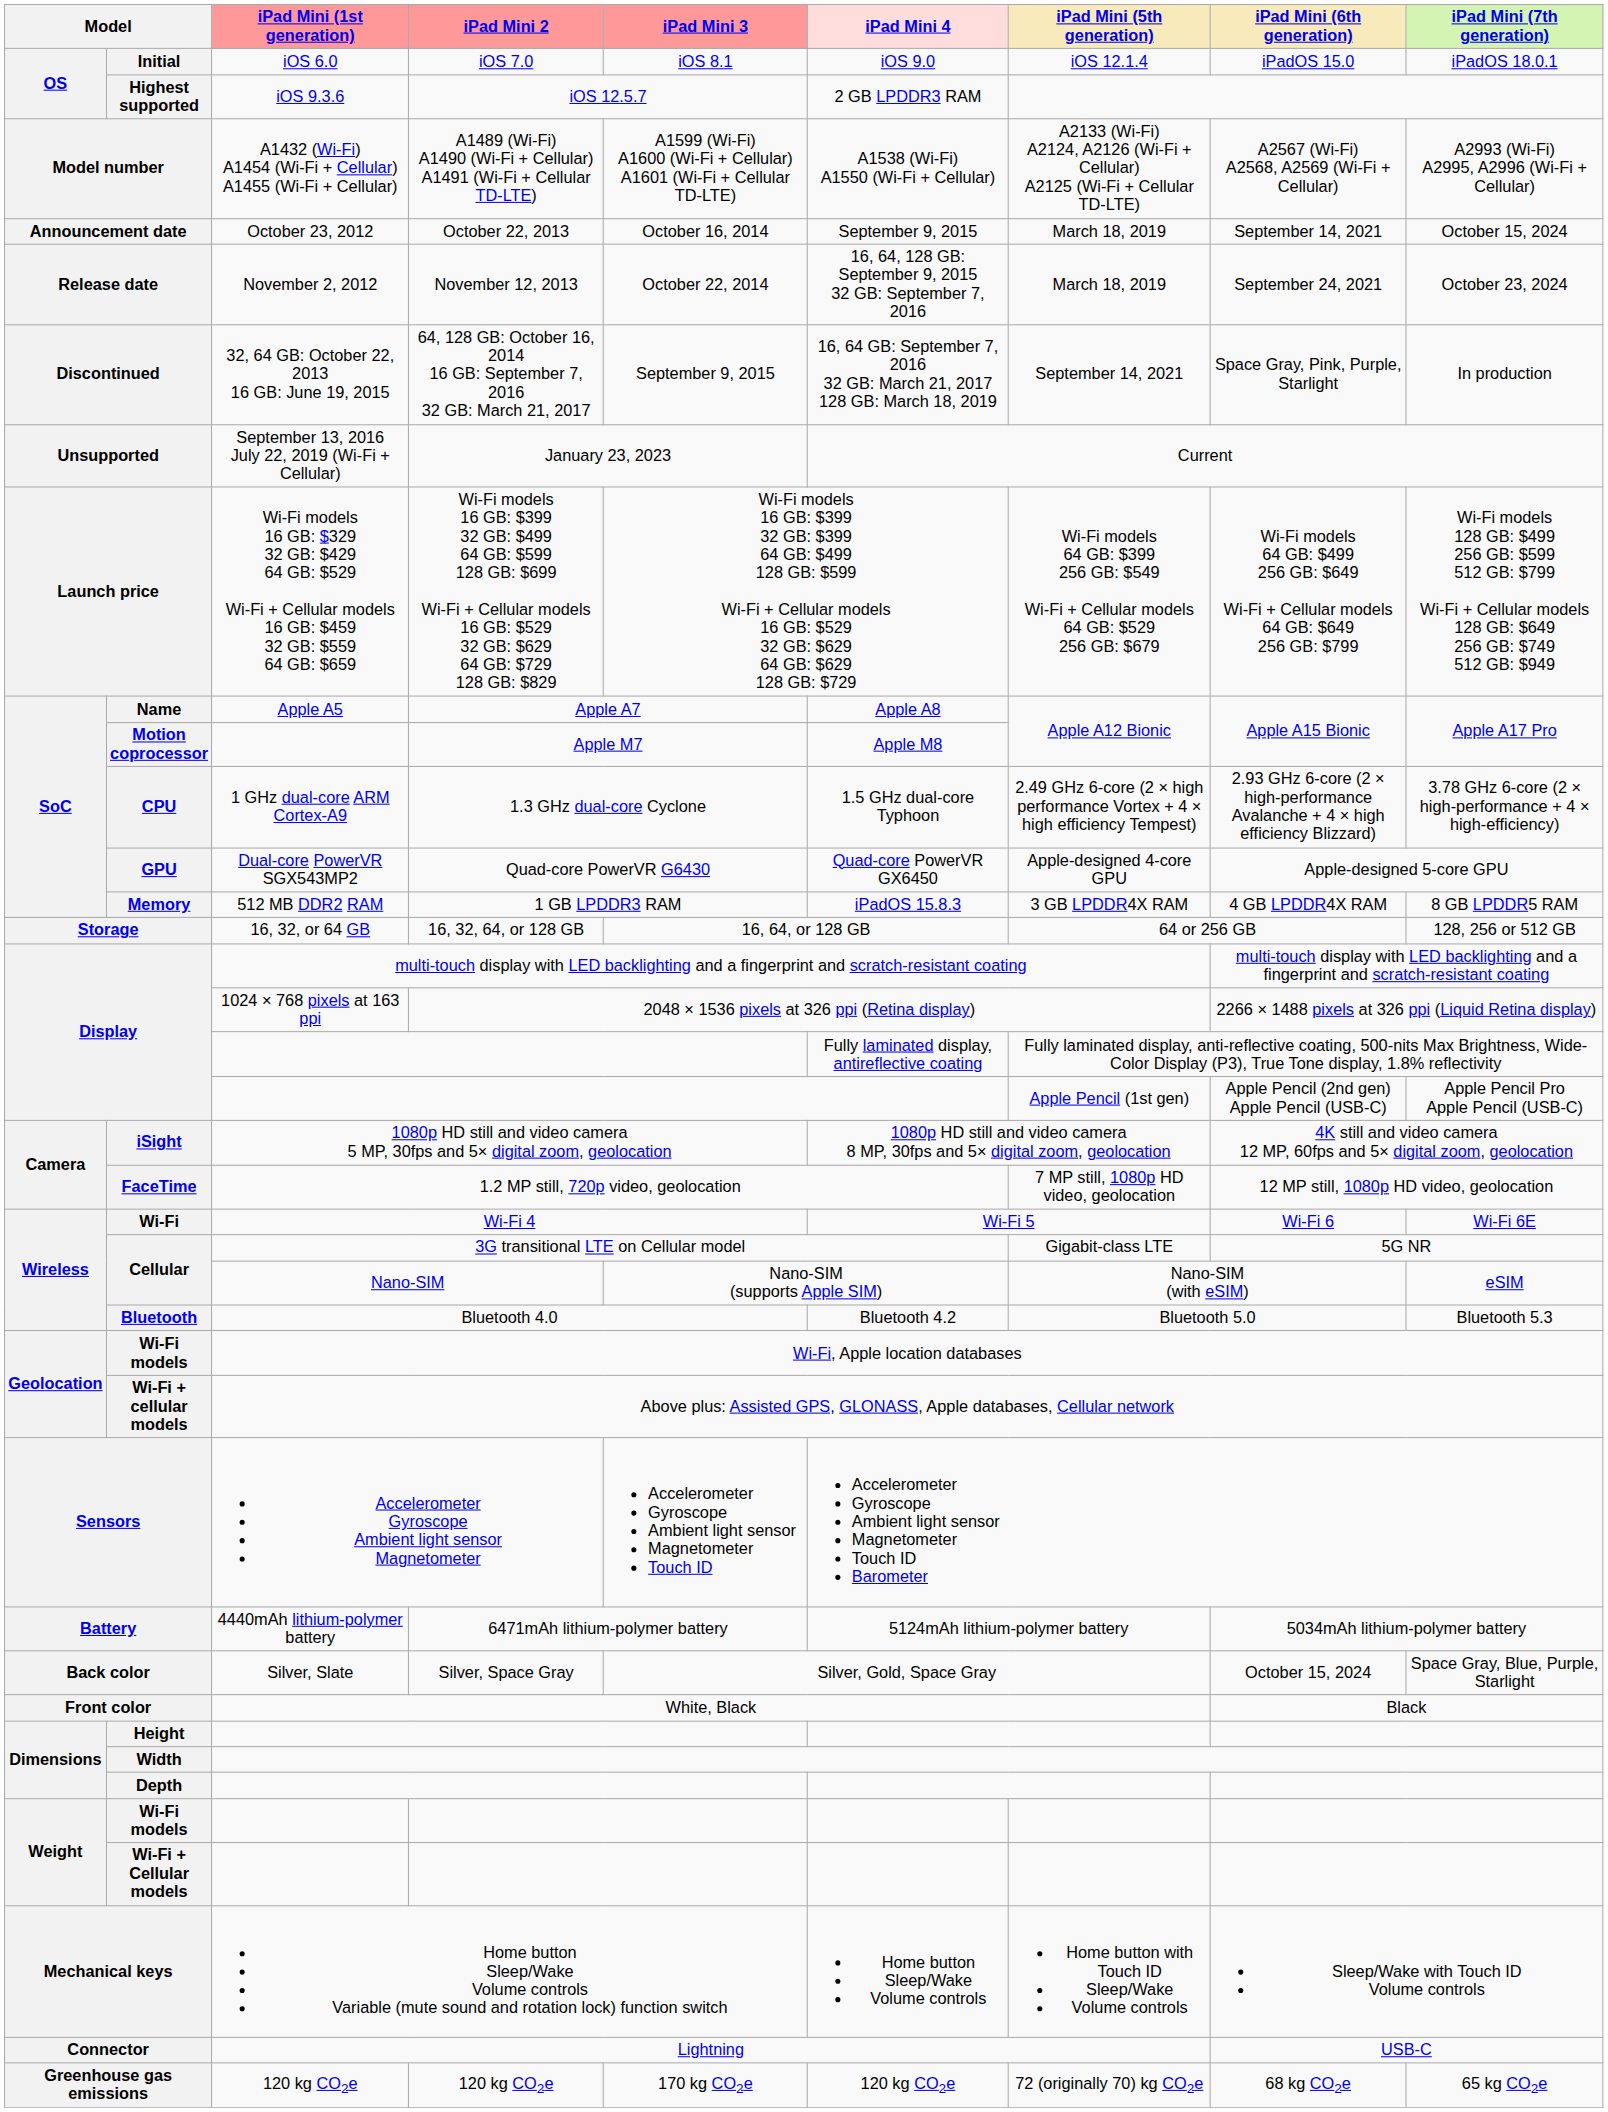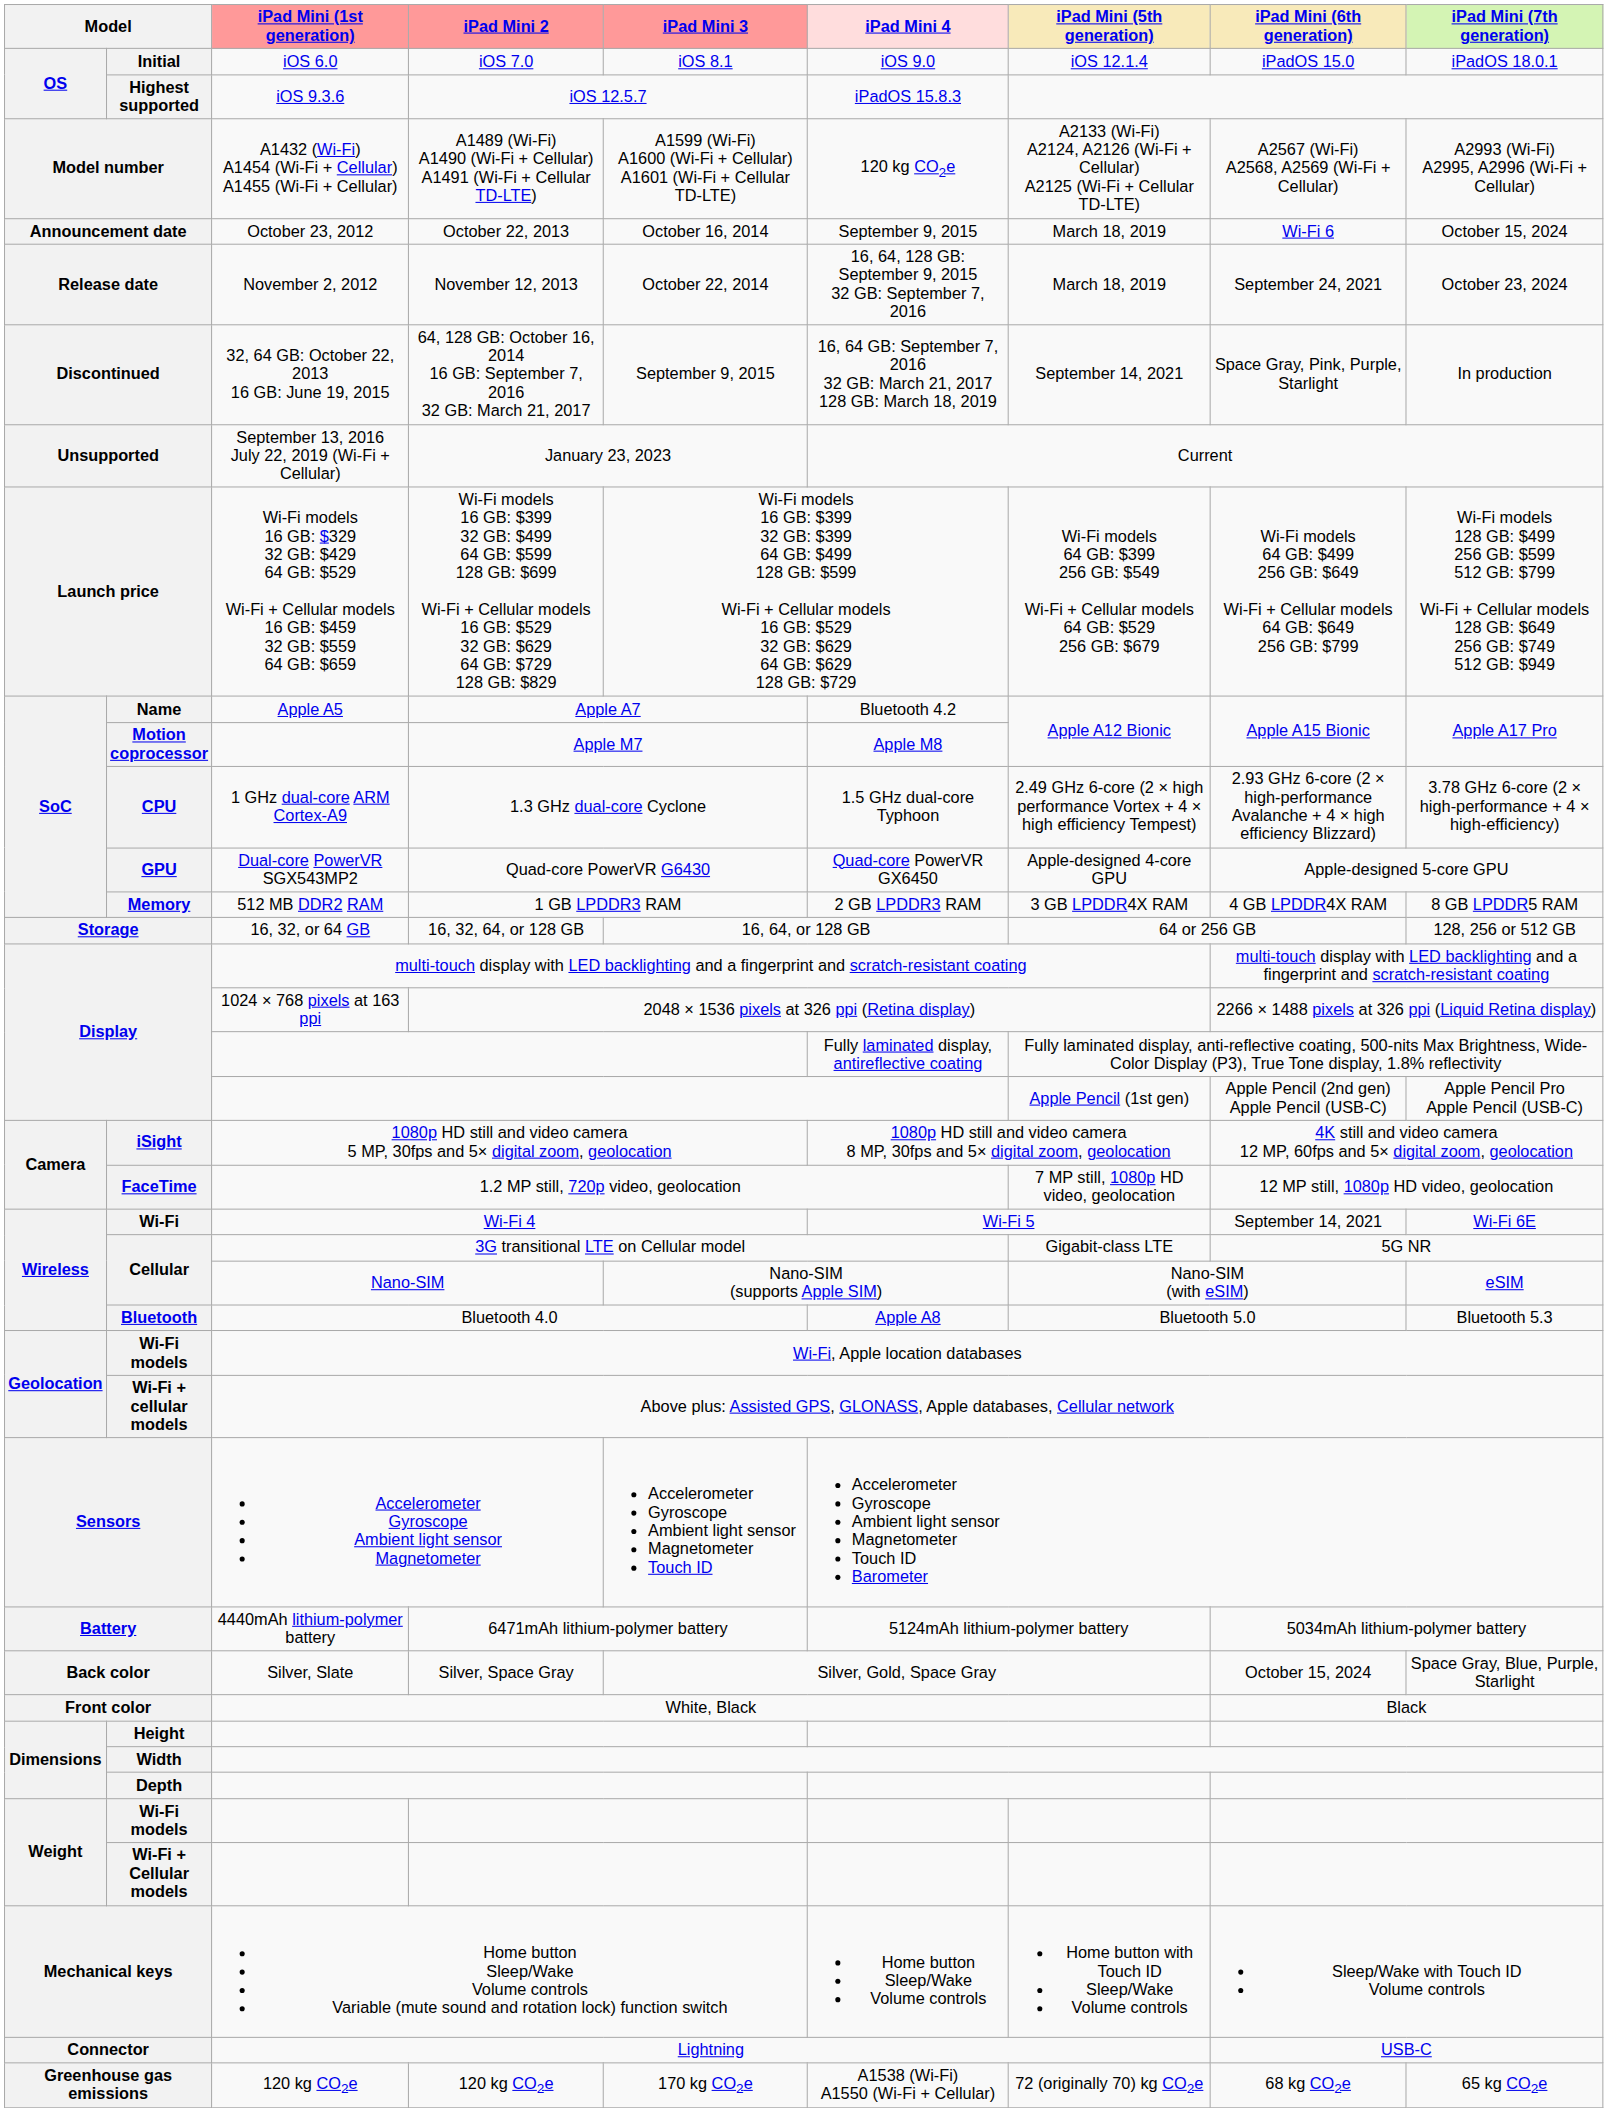(908, 96) 2 GB LPDDR3 RAM -> (908, 96) iPadOS 15.8.3
(908, 168) A1538 (Wi-Fi) A1550 (Wi-Fi + Cellular) -> (908, 169) 120 kg CO2e
(1308, 231) September 14, 2021 -> (1308, 231) Wi-Fi 6
(908, 709) Apple A8 -> (908, 709) Bluetooth 4.2
(908, 904) iPadOS 15.8.3 -> (908, 904) 2 GB LPDDR3 RAM
(1308, 1221) Wi-Fi 6 -> (1308, 1221) September 14, 2021
(908, 1317) Bluetooth 4.2 -> (908, 1317) Apple A8
(908, 2085) 120 kg CO2e -> (908, 2085) A1538 (Wi-Fi) A1550 (Wi-Fi + Cellular)
